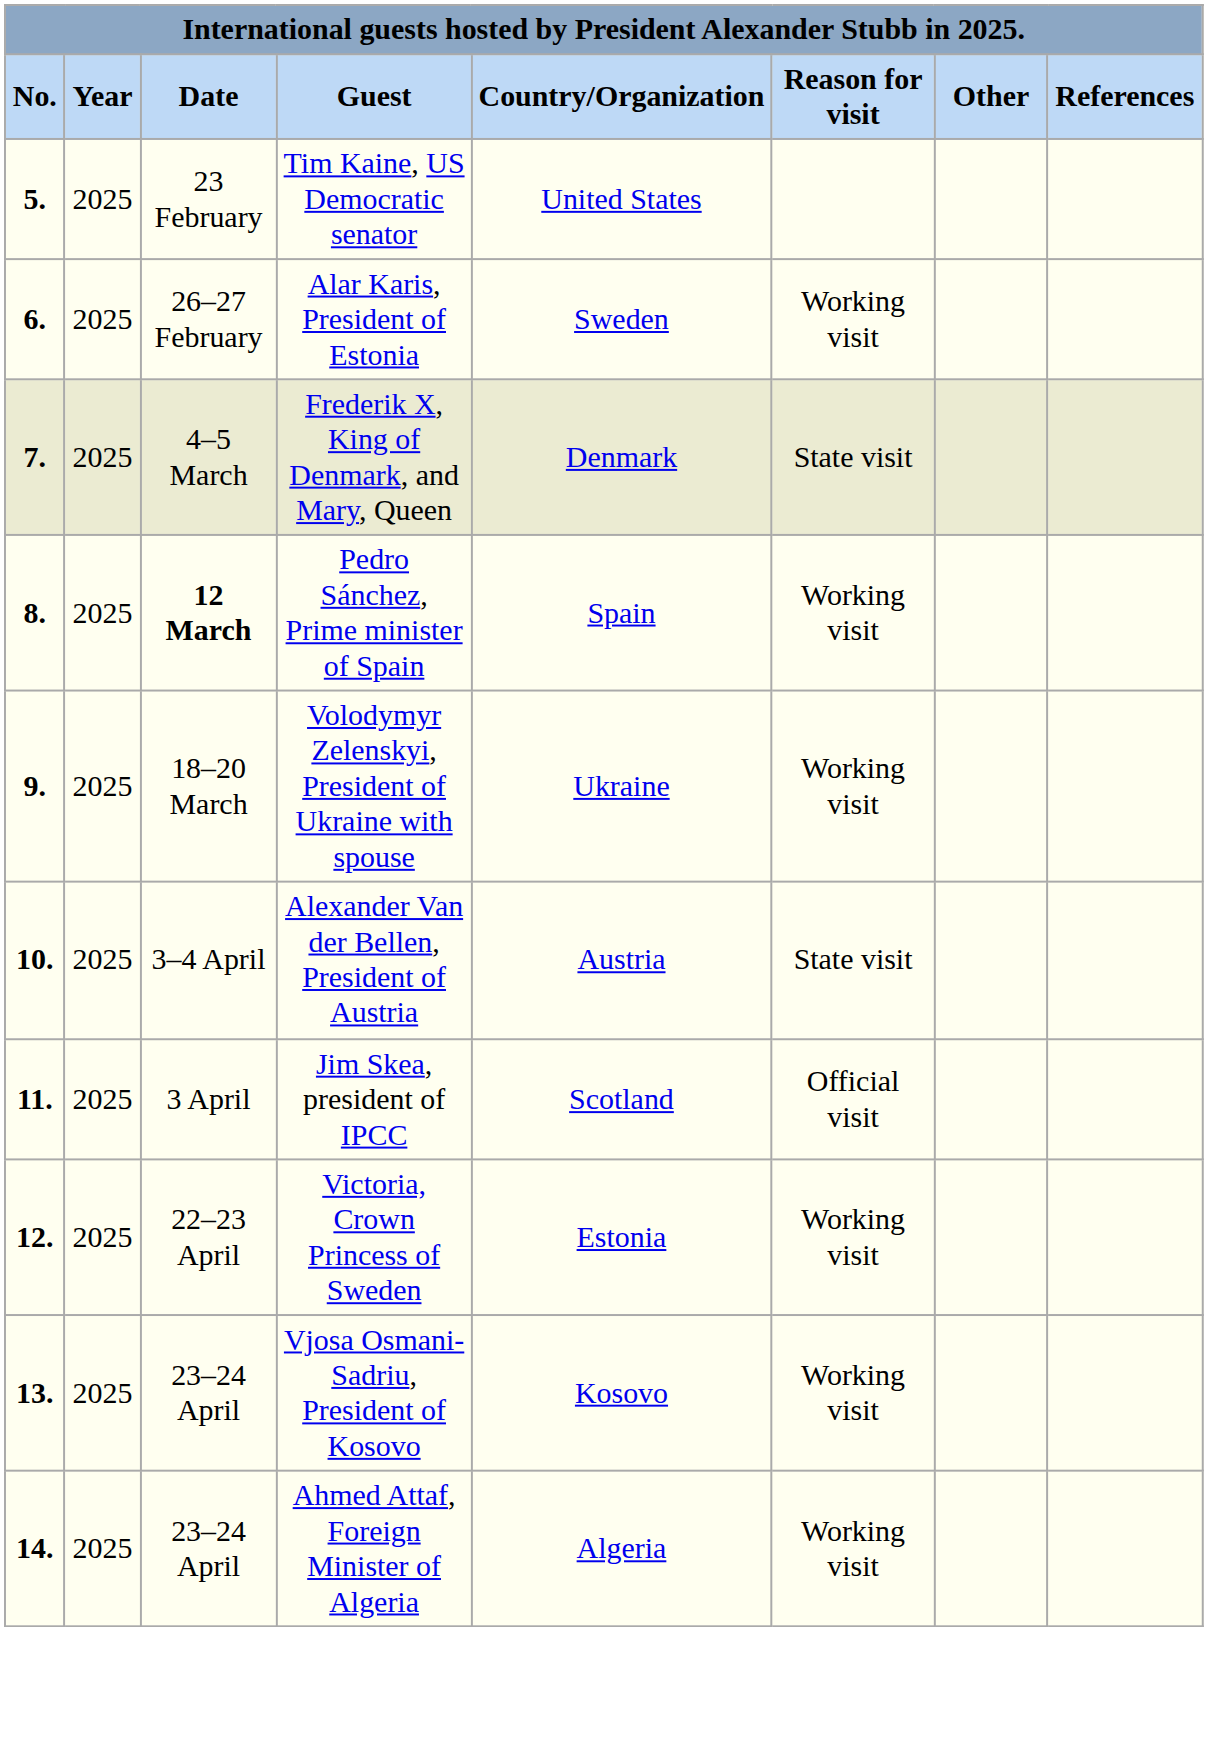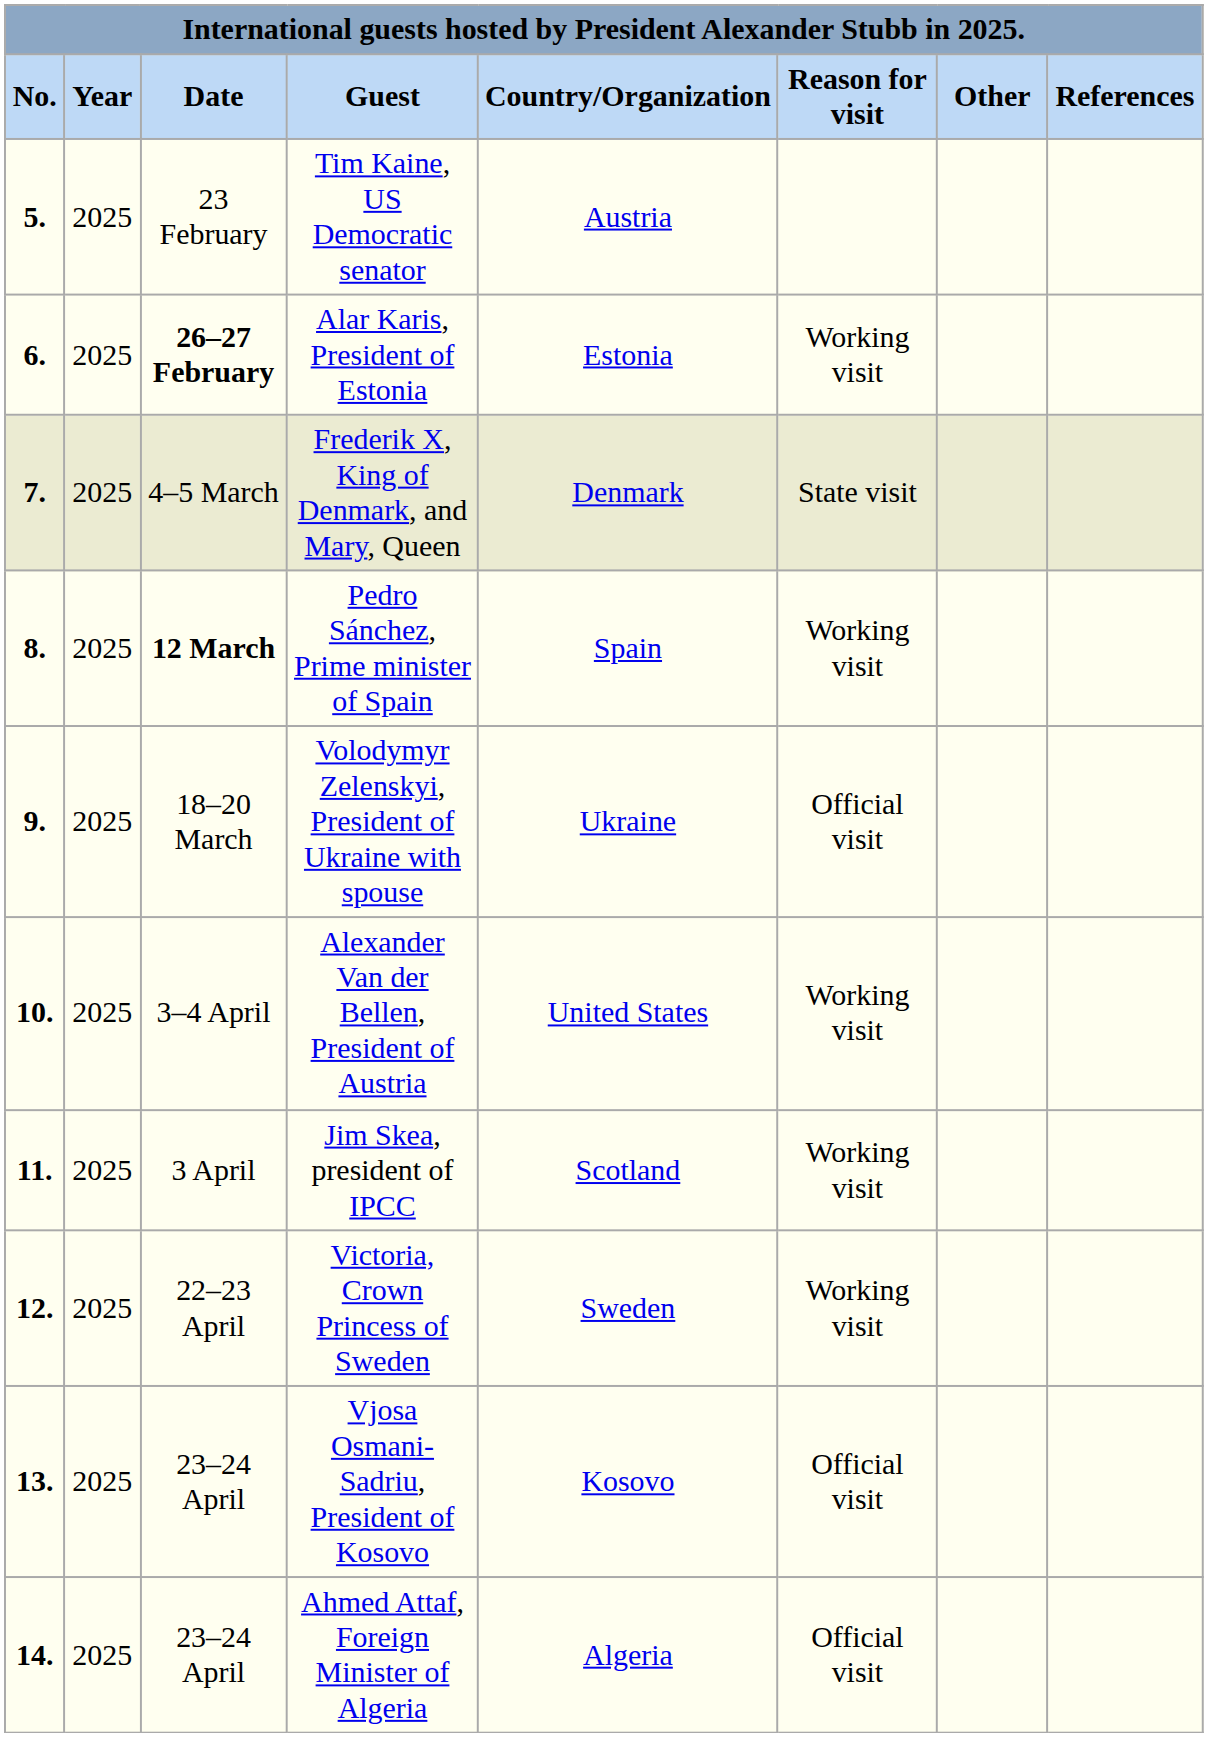(621, 199) United States -> (628, 216) Austria
(209, 319) normal -> (214, 354) bold
(621, 319) Sweden -> (628, 354) Estonia
(853, 786) Working visit -> (857, 822) Official visit
(621, 960) Austria -> (628, 1013) United States
(853, 960) State visit -> (857, 1013) Working visit
(853, 1098) Official visit -> (857, 1169) Working visit
(621, 1236) Estonia -> (628, 1307) Sweden
(853, 1391) Working visit -> (857, 1480) Official visit
(853, 1547) Working visit -> (857, 1654) Official visit
